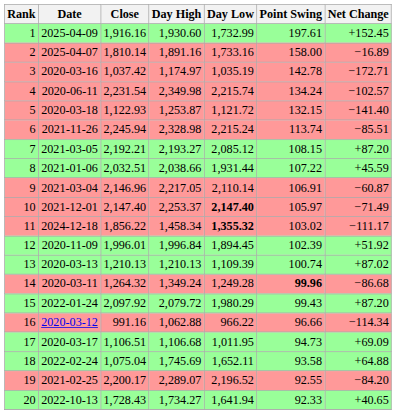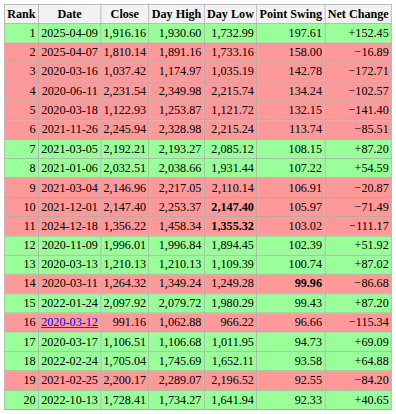(372, 168) +45.59 -> (372, 168) +54.59
(372, 187) −60.87 -> (372, 187) −20.87
(125, 226) 1,856.22 -> (125, 226) 1,356.22
(369, 322) −114.34 -> (369, 322) −115.34
(125, 361) 1,075.04 -> (125, 361) 1,705.04
(125, 399) 1,728.43 -> (125, 399) 1,728.41
